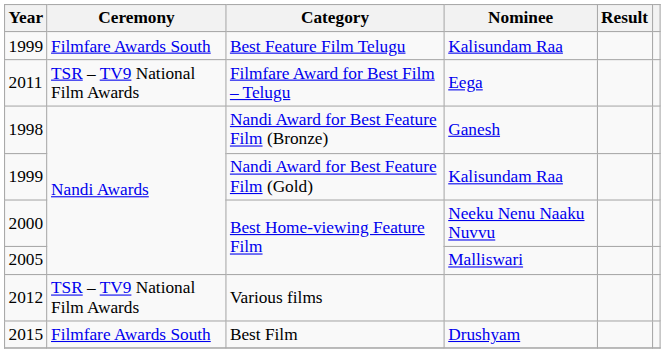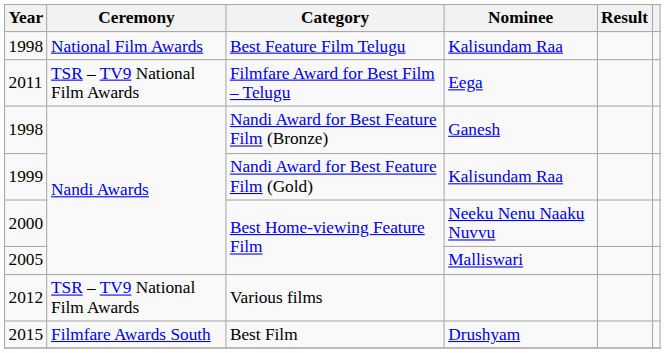(26, 45) 1999 -> (26, 45) 1998
(131, 45) Filmfare Awards South -> (127, 45) National Film Awards
